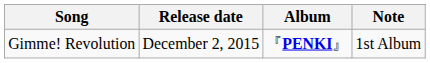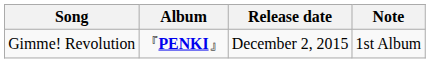columns swapped: (307, 17) <-> (201, 17)
